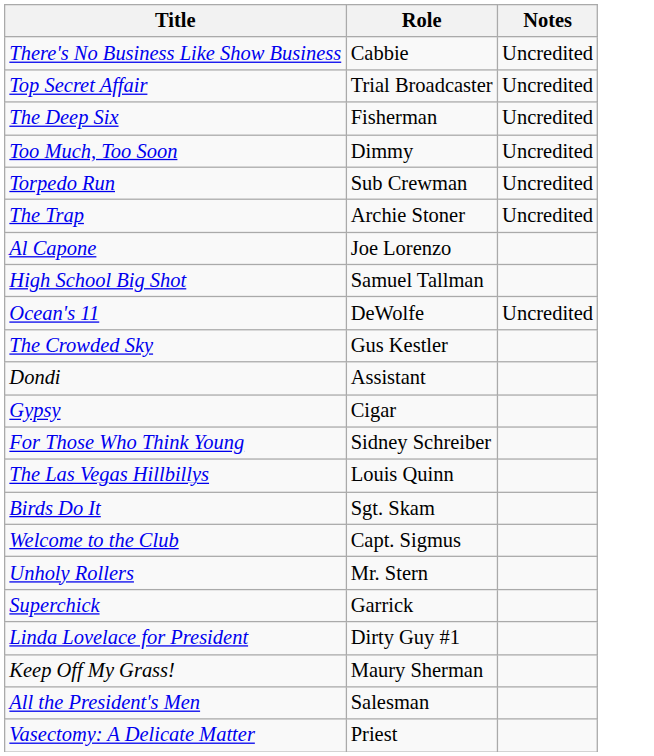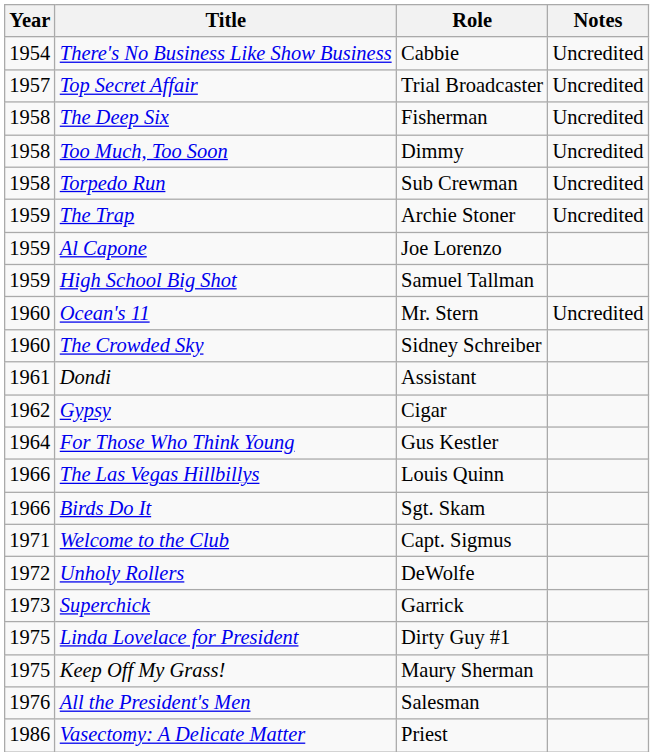+ column: (30, 20)
(387, 313) DeWolfe -> (440, 313) Mr. Stern
(399, 345) Gus Kestler -> (471, 345) Sidney Schreiber
(421, 442) Sidney Schreiber -> (450, 442) Gus Kestler
(389, 572) Mr. Stern -> (438, 572) DeWolfe
